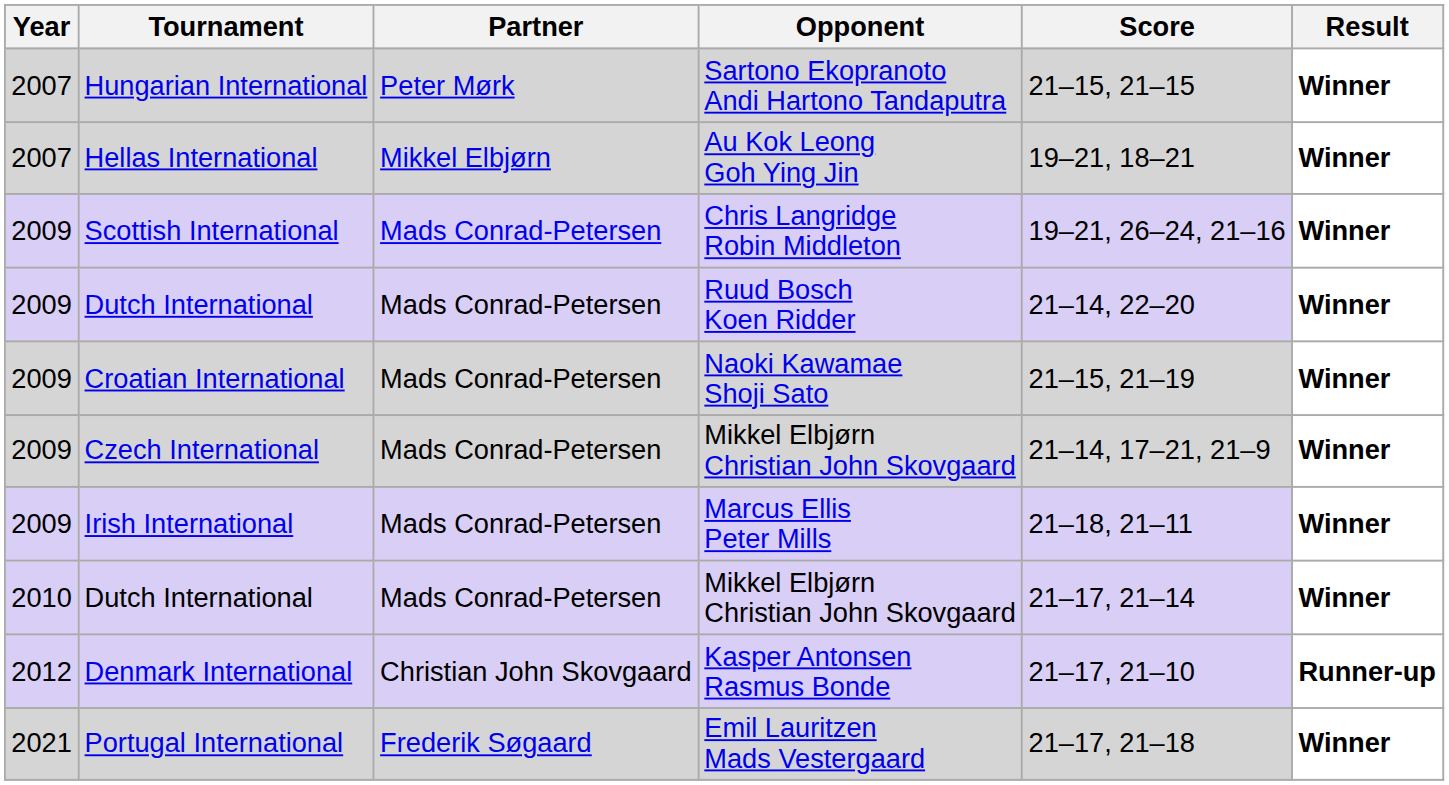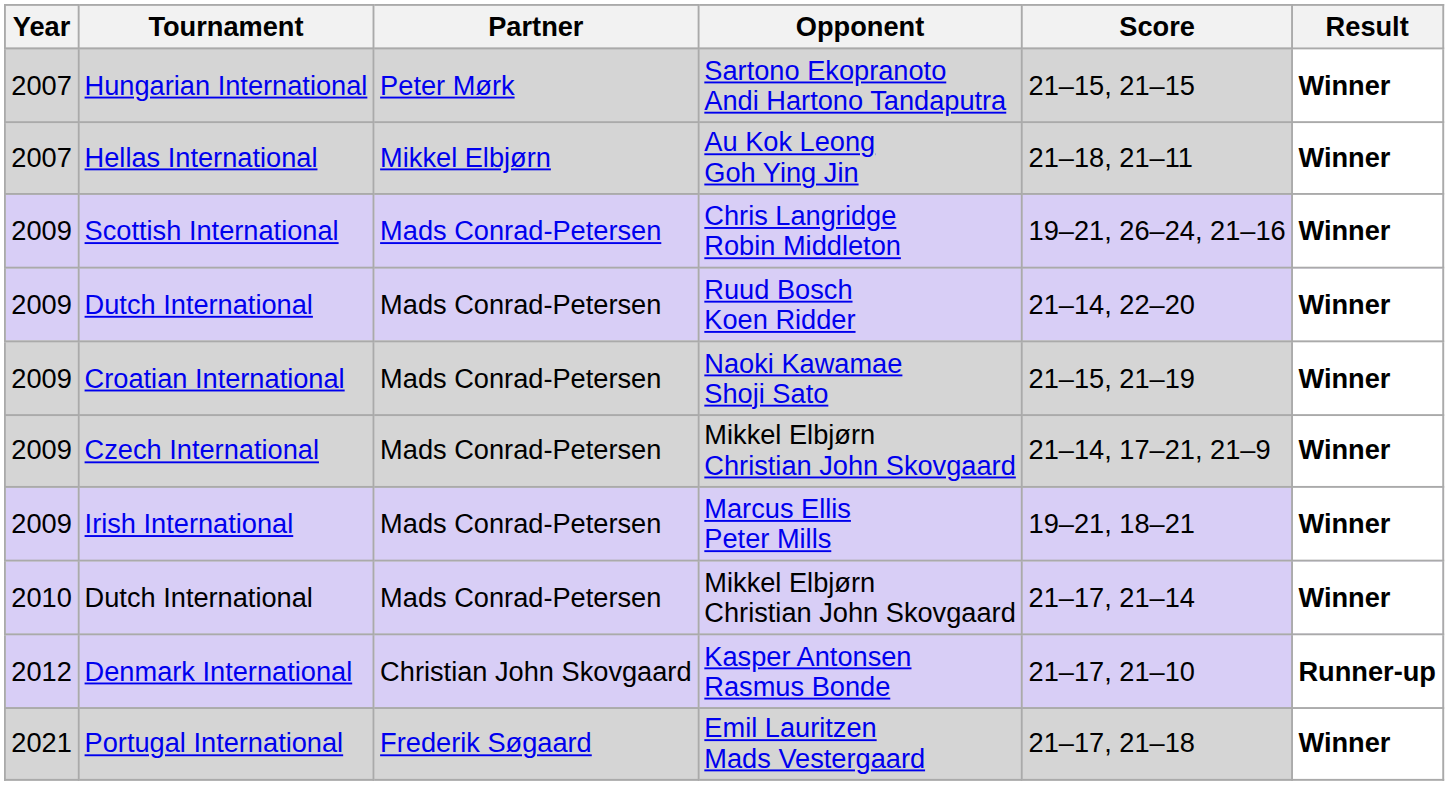(1112, 158) 19–21, 18–21 -> (1111, 158) 21–18, 21–11
(1111, 524) 21–18, 21–11 -> (1112, 524) 19–21, 18–21
